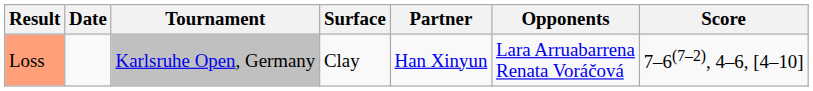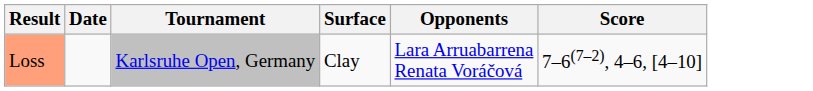- column: (441, 19)
